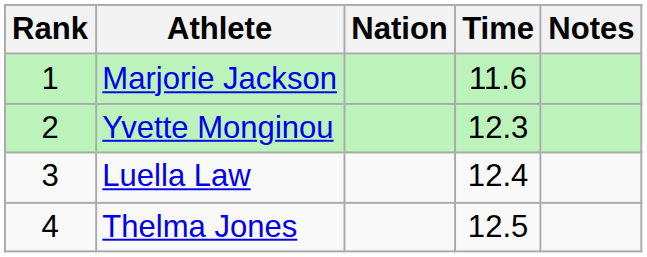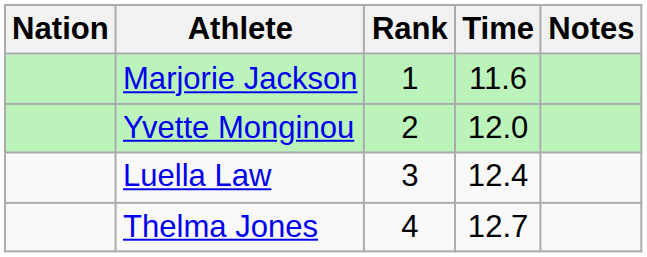columns swapped: (50, 29) <-> (400, 29)
(498, 127) 12.3 -> (498, 127) 12.0
(498, 226) 12.5 -> (498, 226) 12.7
